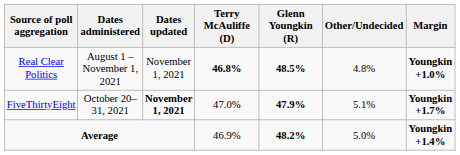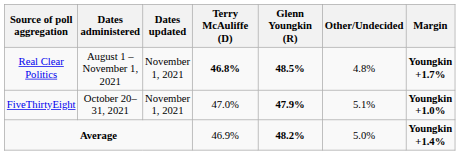(430, 68) Youngkin +1.0% -> (430, 68) Youngkin +1.7%
(169, 105) bold -> (168, 105) normal
(430, 105) Youngkin +1.7% -> (430, 105) Youngkin +1.0%
